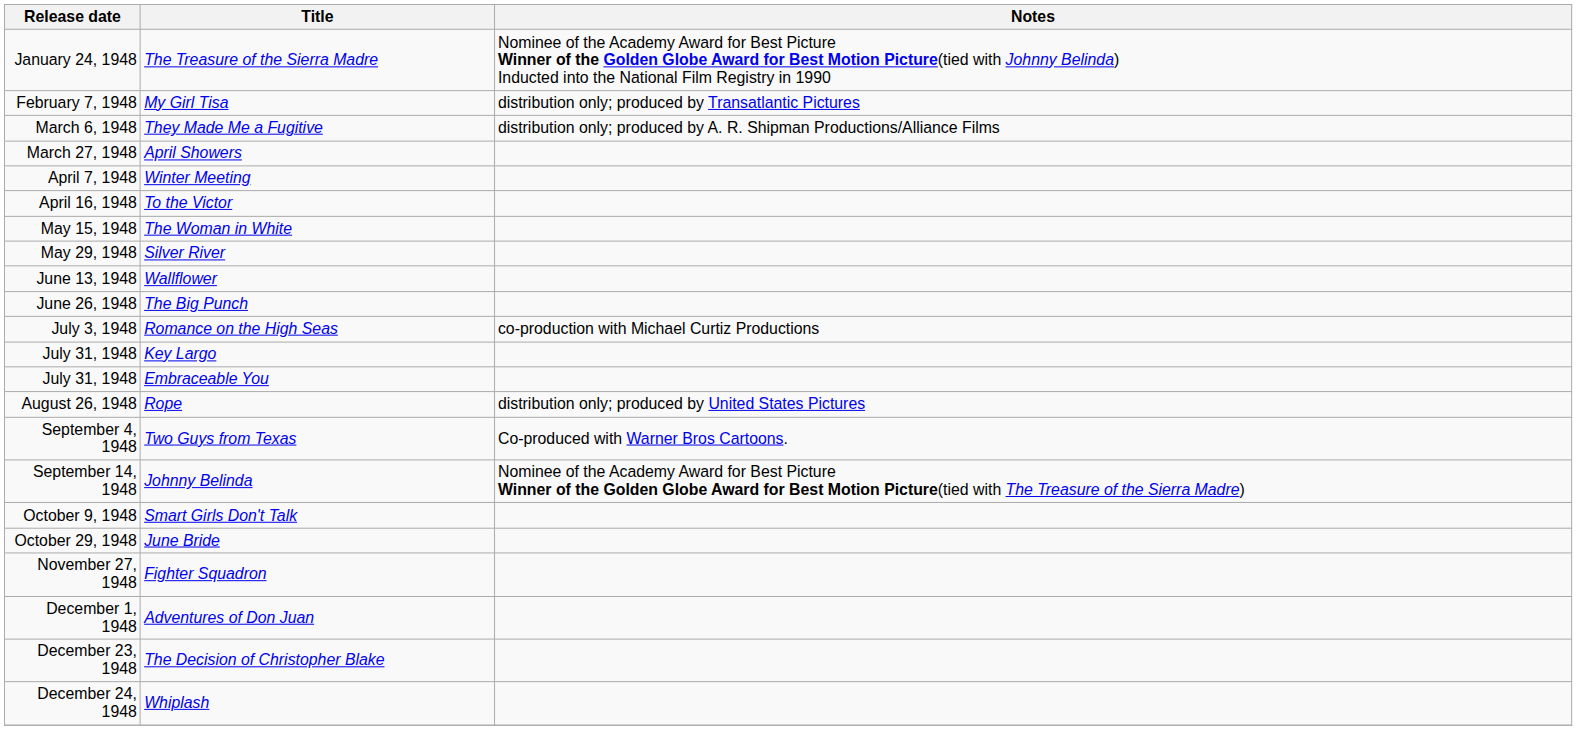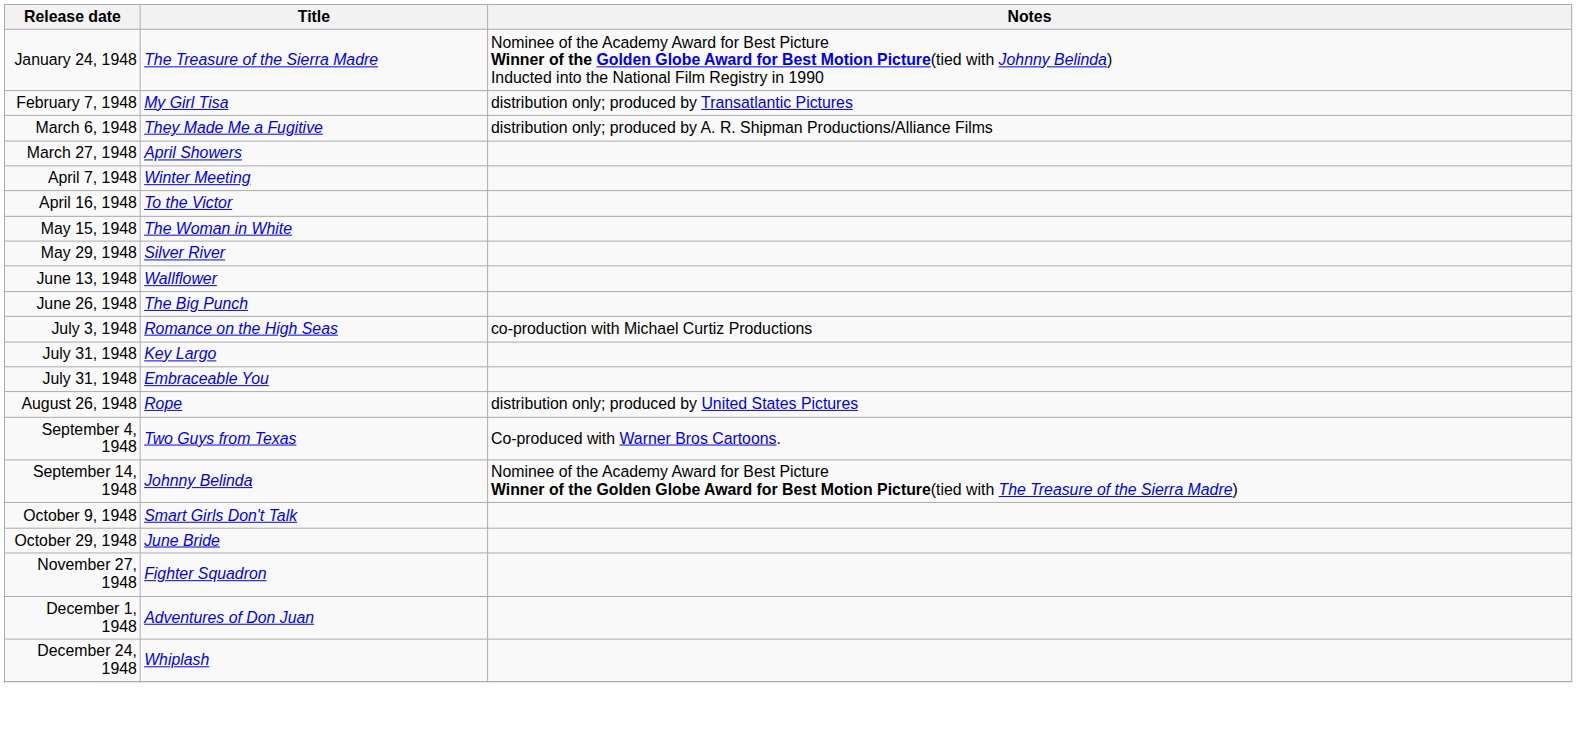- row: (264, 660)
